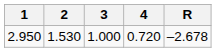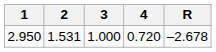(64, 36) 1.530 -> (64, 36) 1.531
